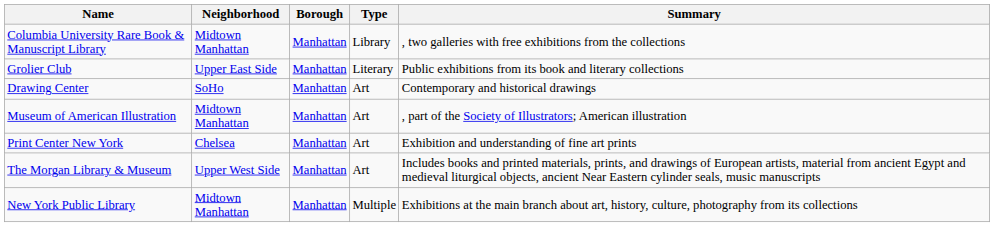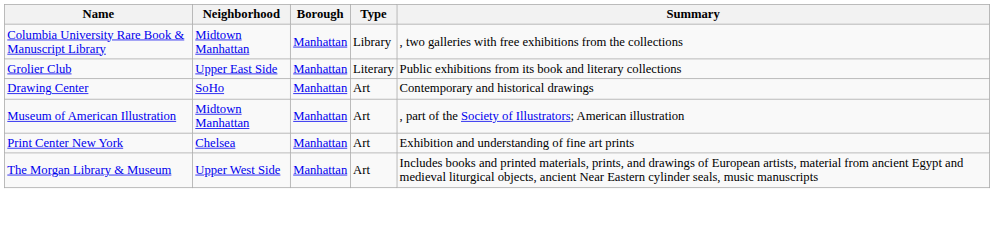- row: (71, 204)
